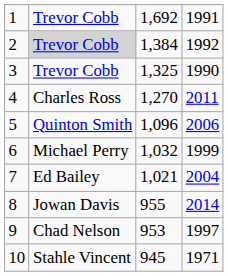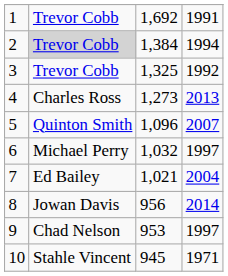(202, 44) 1992 -> (202, 44) 1994
(202, 71) 1990 -> (202, 71) 1992
(159, 97) 1,270 -> (159, 97) 1,273
(202, 97) 2011 -> (202, 97) 2013
(202, 124) 2006 -> (202, 124) 2007
(202, 151) 1999 -> (202, 151) 1997
(153, 204) 955 -> (153, 204) 956
